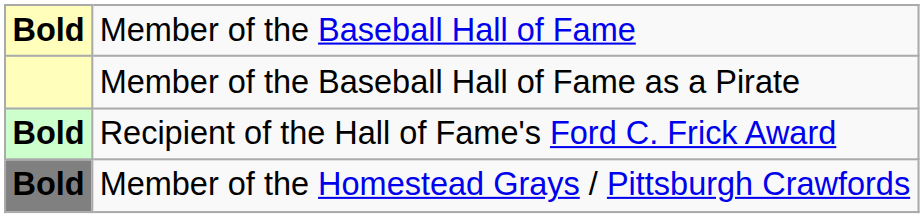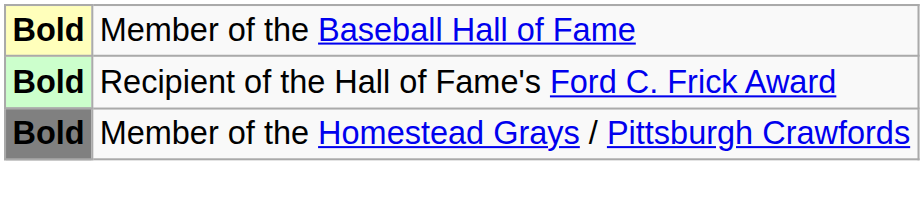- row: (450, 81)
